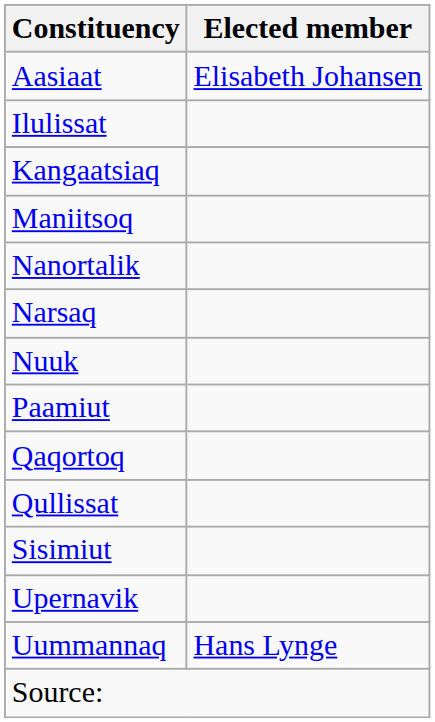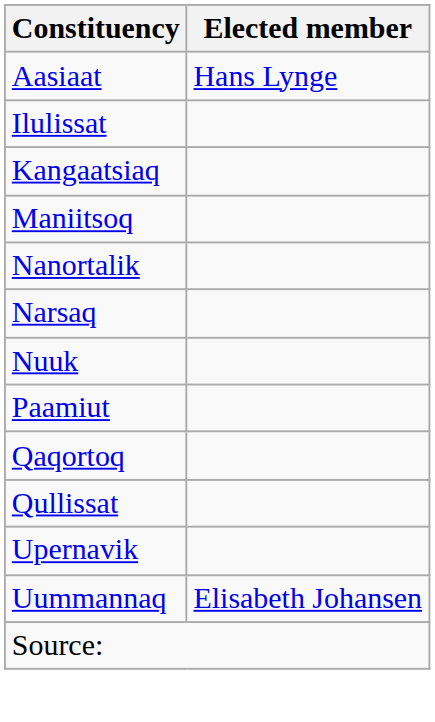(308, 75) Elisabeth Johansen -> (265, 75) Hans Lynge
- row: (62, 550)
(265, 645) Hans Lynge -> (308, 597) Elisabeth Johansen
